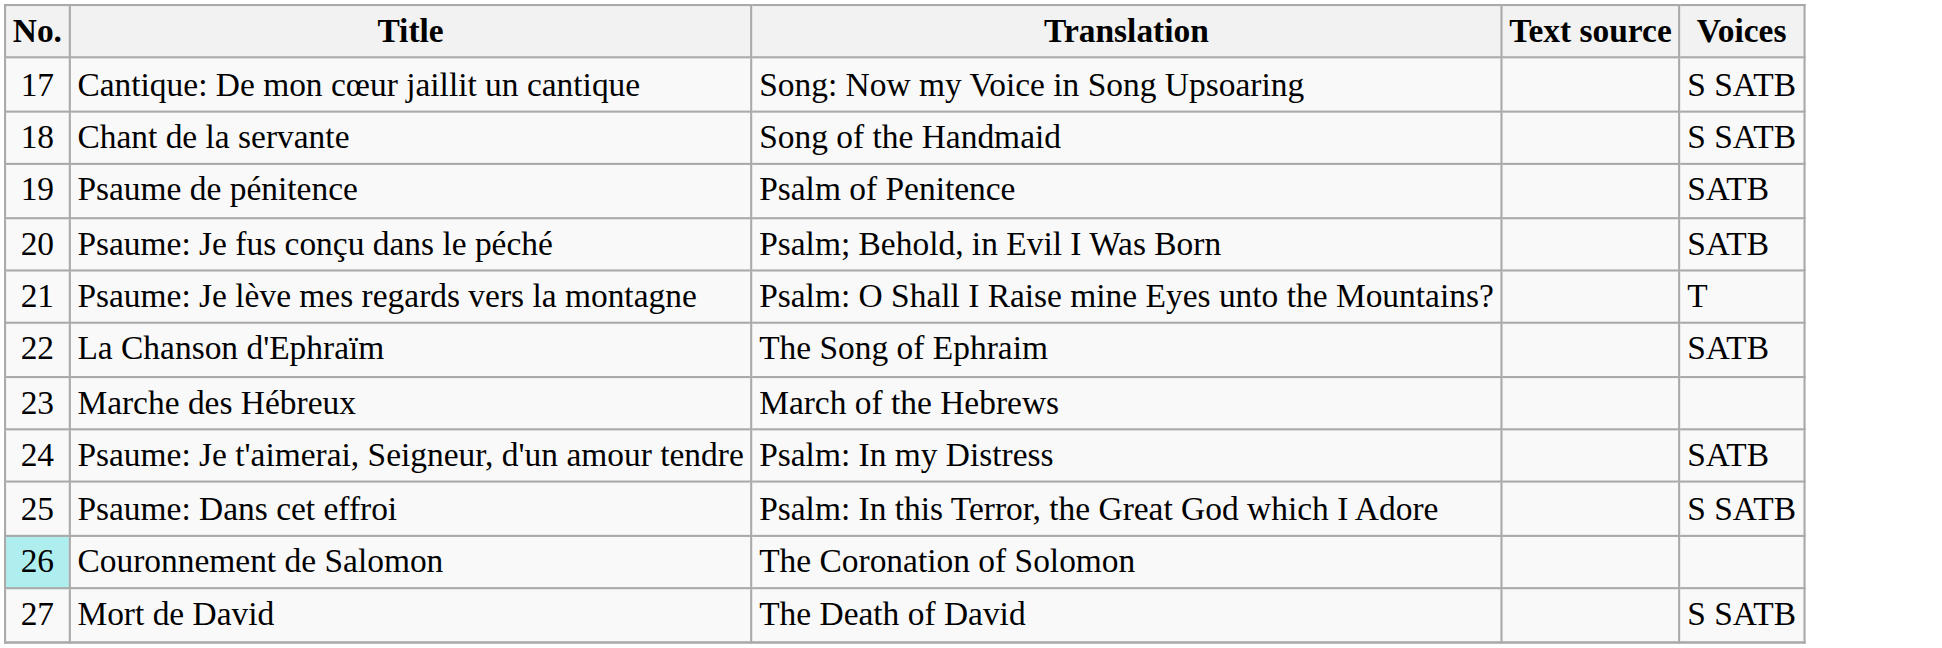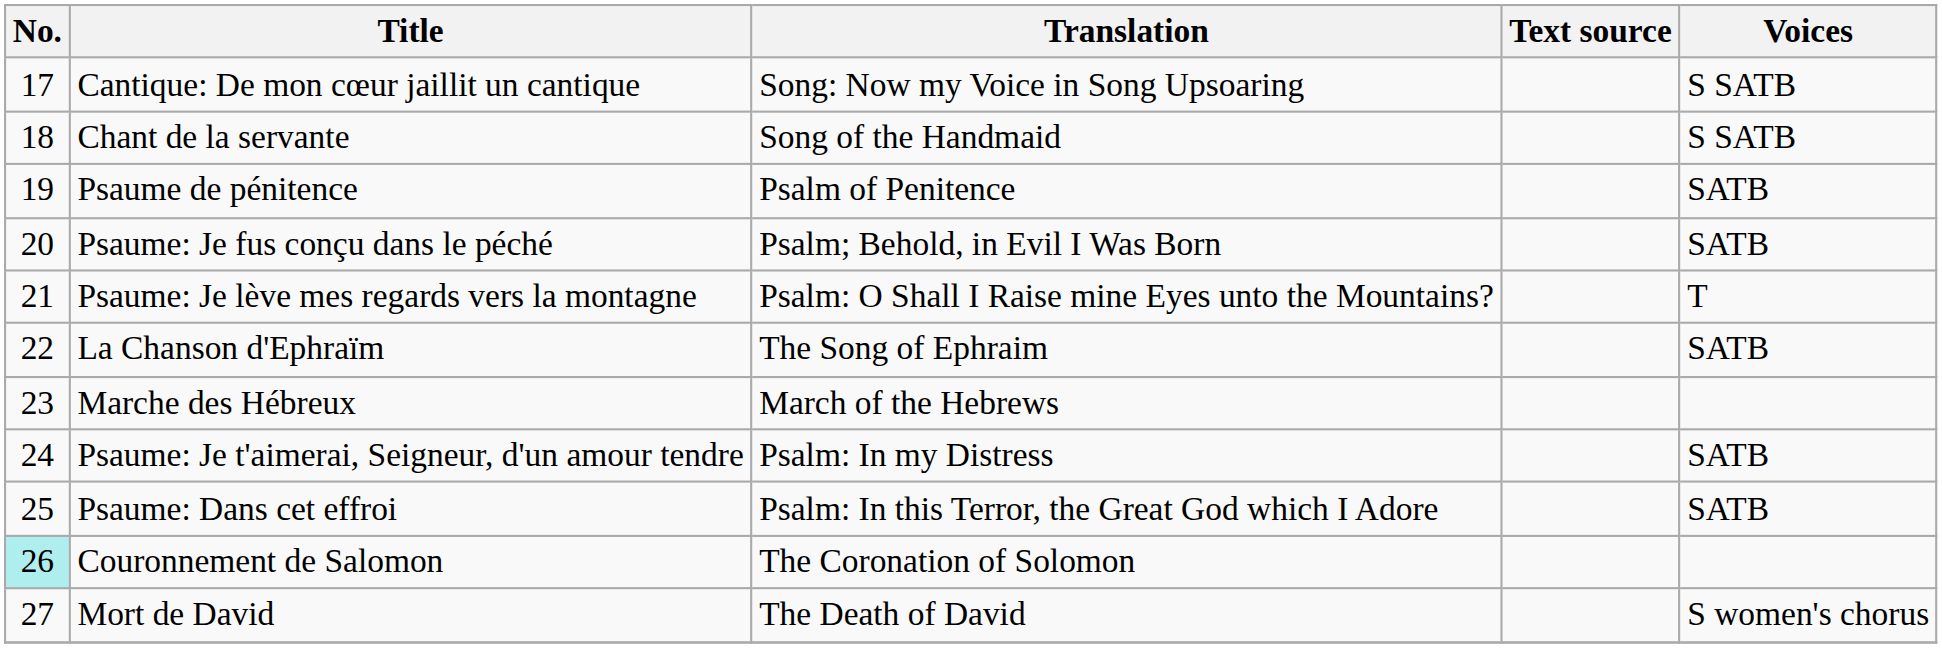(1742, 508) S SATB -> (1728, 508) SATB
(1742, 614) S SATB -> (1808, 614) S women's chorus
